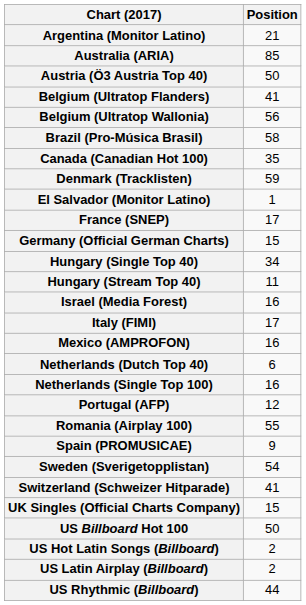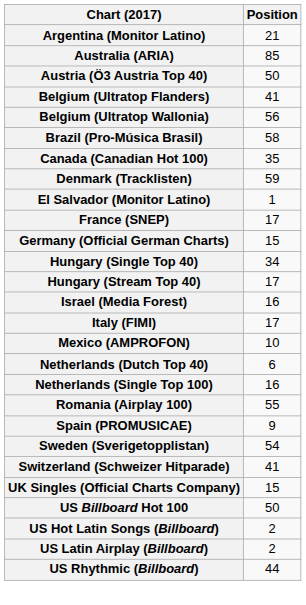(272, 281) 11 -> (272, 281) 17
(272, 343) 16 -> (272, 343) 10
- row: (124, 405)
